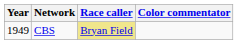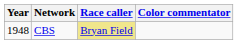(18, 30) 1949 -> (18, 30) 1948
